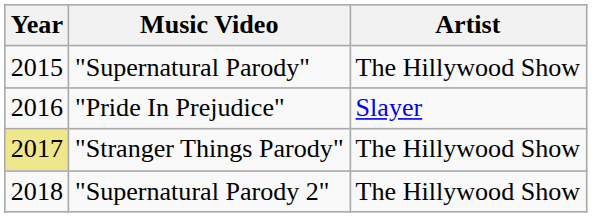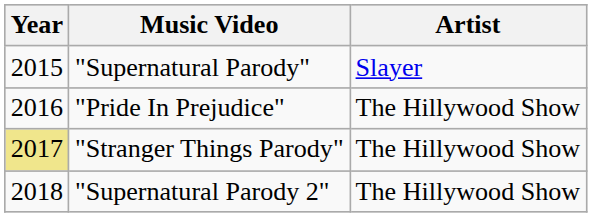(468, 66) The Hillywood Show -> (389, 66) Slayer
(389, 107) Slayer -> (468, 107) The Hillywood Show
